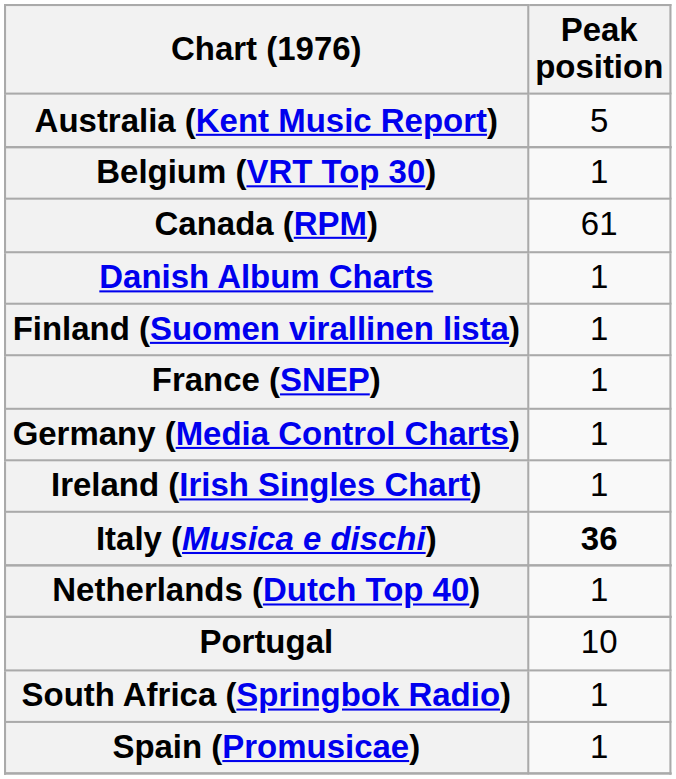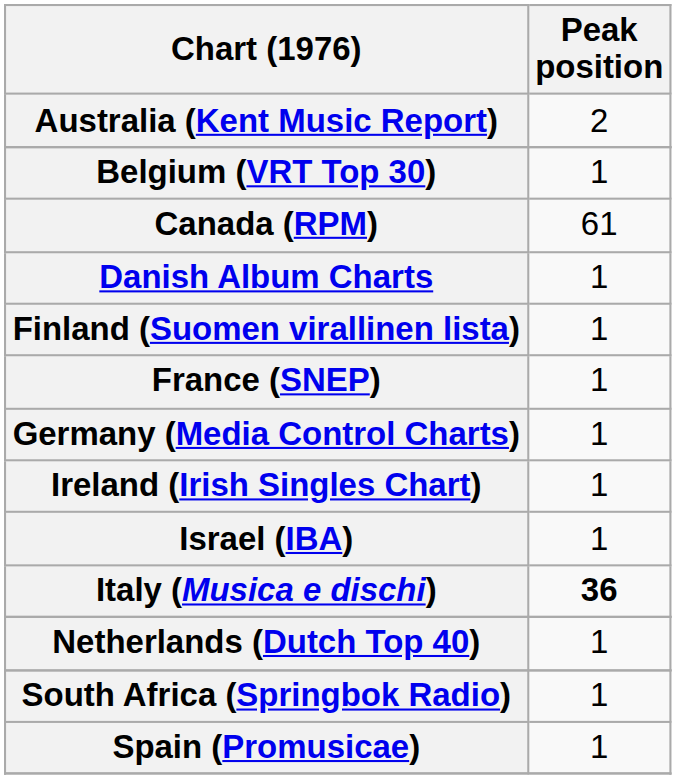(599, 119) 5 -> (599, 119) 2
+ row: (266, 538)
- row: (266, 642)
